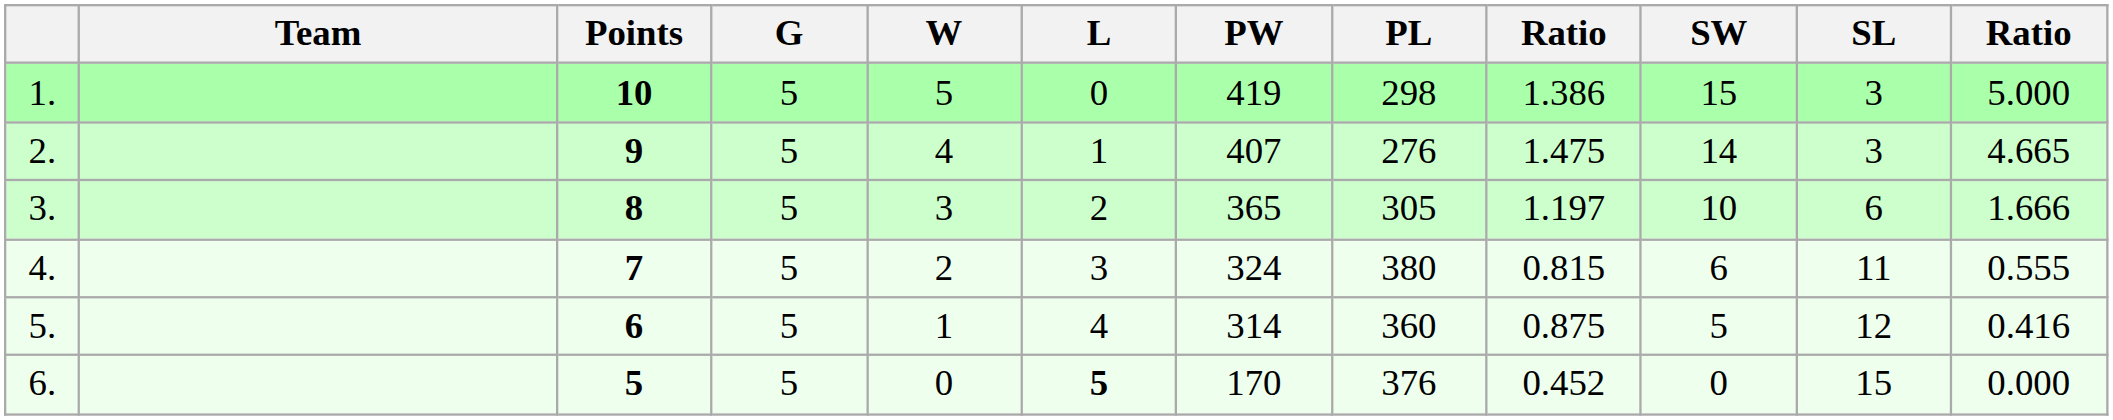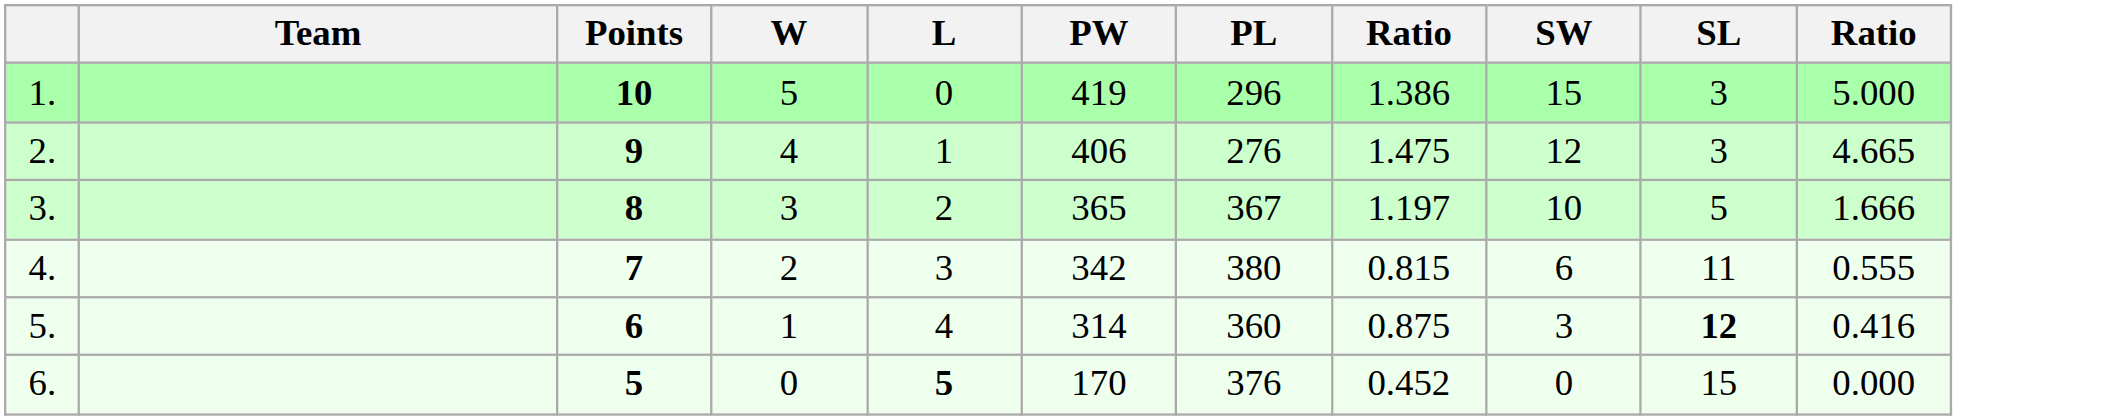- column: (789, 33)
(1409, 92) 298 -> (1254, 92) 296
(1254, 150) 407 -> (1099, 150) 406
(1719, 150) 14 -> (1564, 150) 12
(1409, 208) 305 -> (1254, 208) 367
(1874, 208) 6 -> (1719, 208) 5
(1254, 267) 324 -> (1099, 267) 342
(1719, 325) 5 -> (1564, 325) 3
(1874, 325) normal -> (1719, 325) bold
